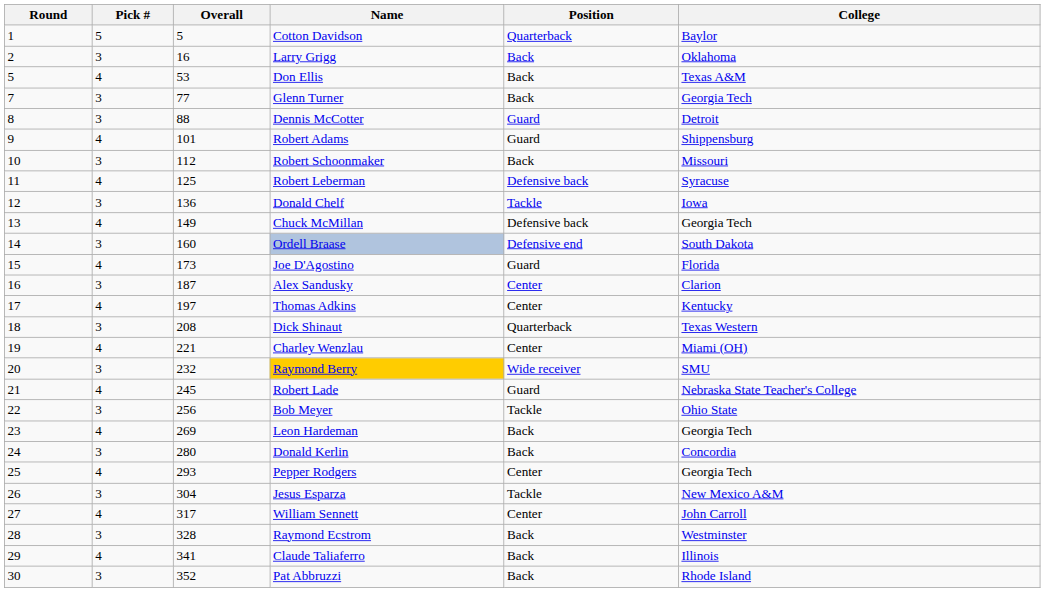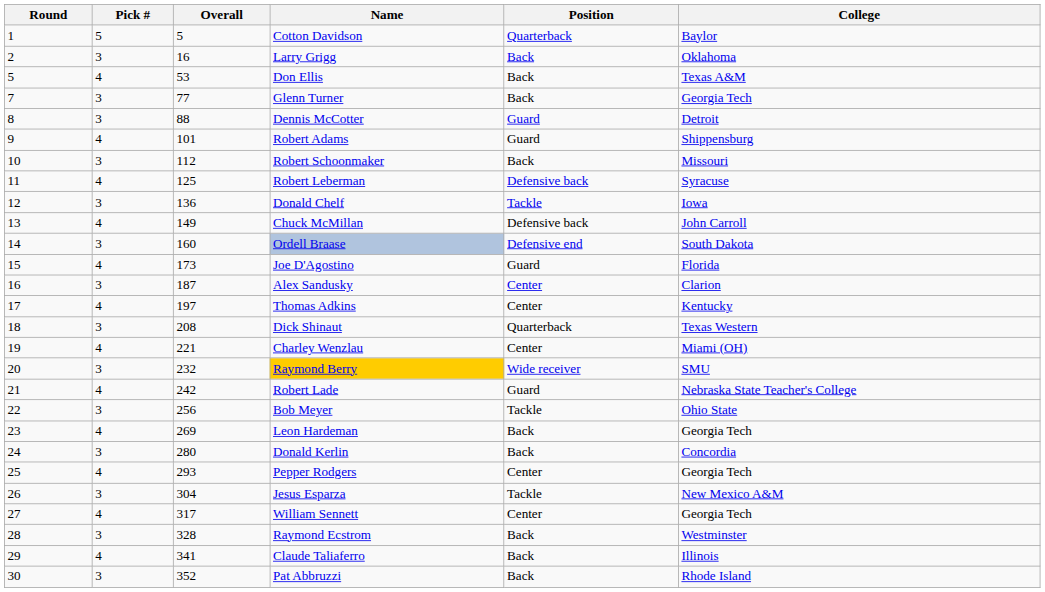(717, 222) Georgia Tech -> (714, 222) John Carroll
(186, 389) 245 -> (186, 389) 242
(714, 514) John Carroll -> (717, 514) Georgia Tech
